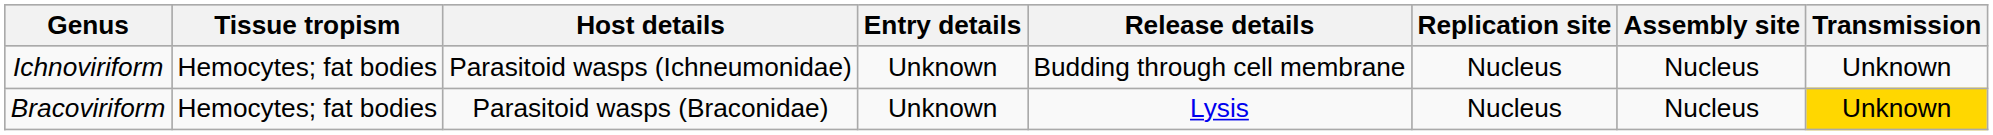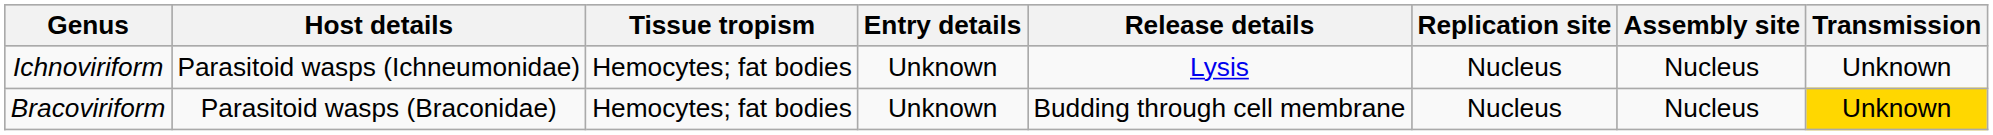columns swapped: (650, 25) <-> (307, 25)
(1219, 66) Budding through cell membrane -> (1219, 66) Lysis
(1219, 108) Lysis -> (1219, 108) Budding through cell membrane
